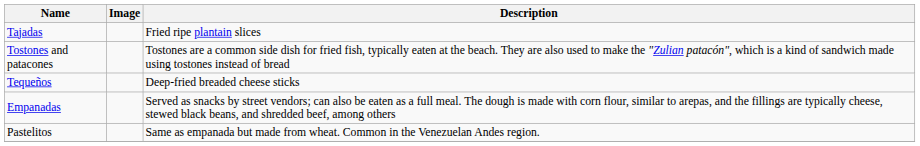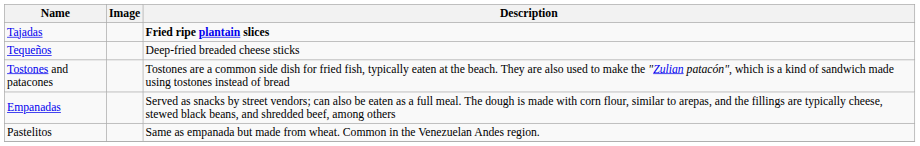(203, 32) normal -> (207, 32) bold
rows swapped: (29, 82) <-> (38, 57)
